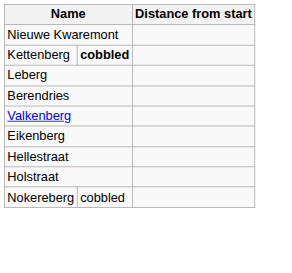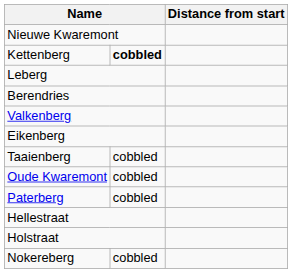+ row: (39, 156)
+ row: (57, 177)
+ row: (35, 197)
